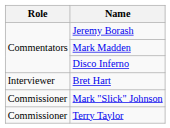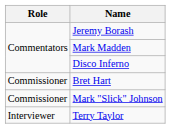(31, 81) Interviewer -> (37, 81) Commissioner
(37, 115) Commissioner -> (31, 115) Interviewer
